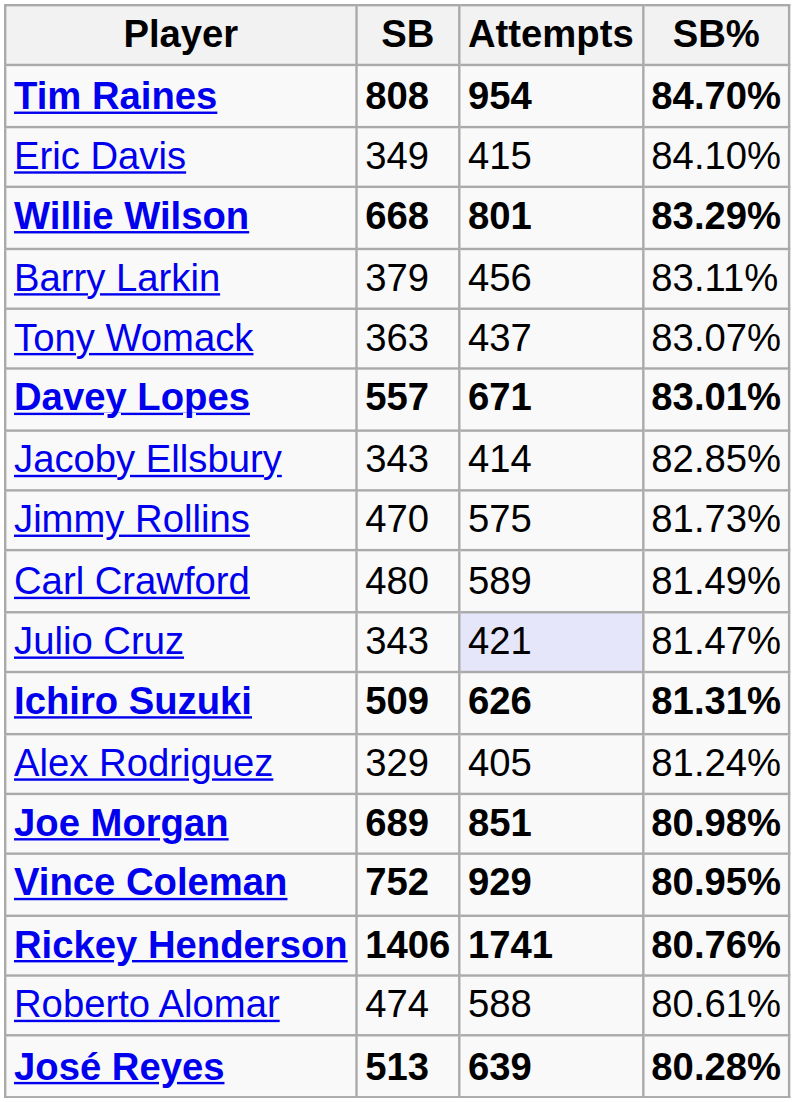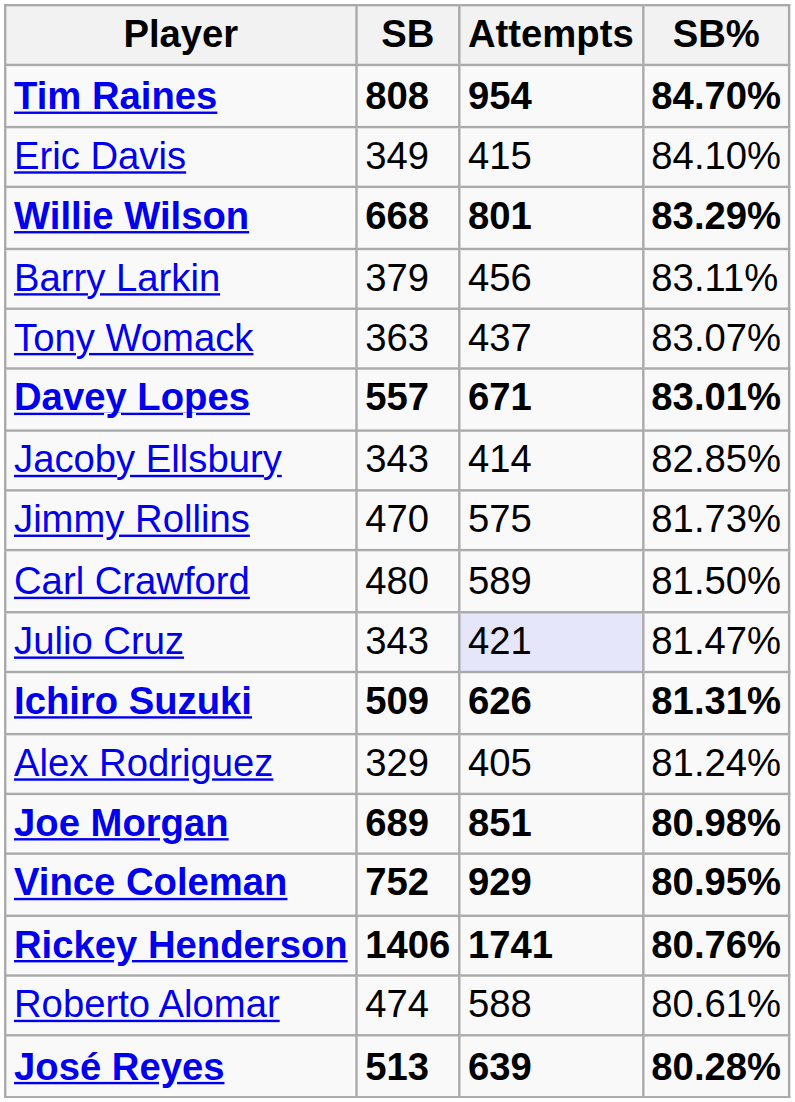(716, 580) 81.49% -> (716, 580) 81.50%
